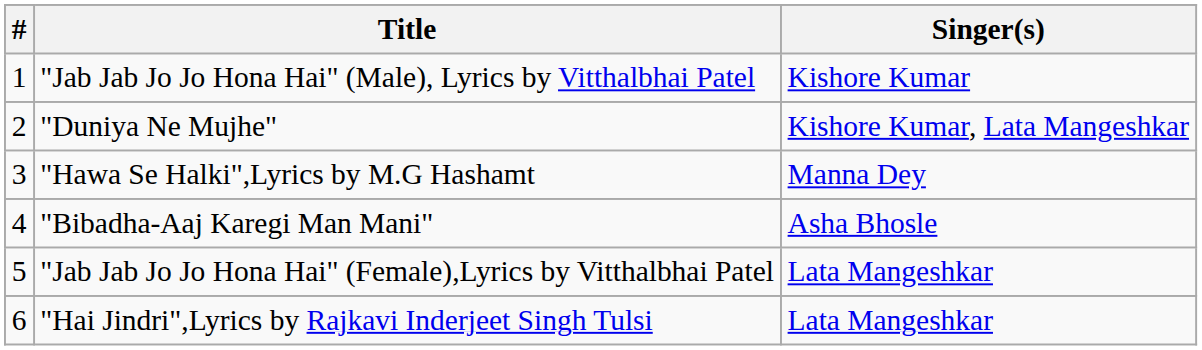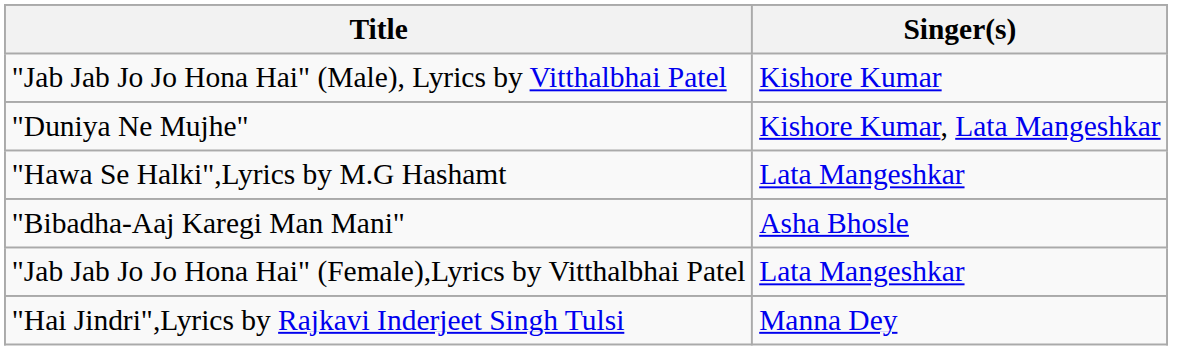- column: (19, 28)
(857, 174) Manna Dey -> (862, 174) Lata Mangeshkar
(890, 320) Lata Mangeshkar -> (828, 320) Manna Dey
